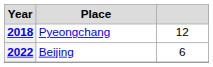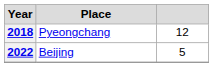(182, 52) 6 -> (182, 52) 5
